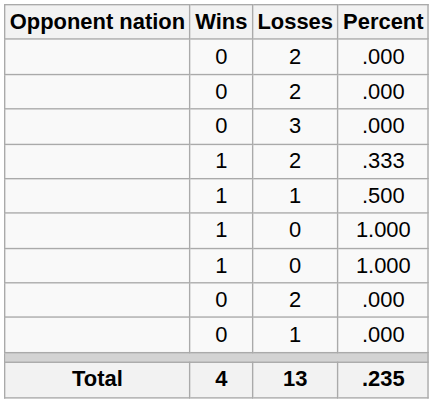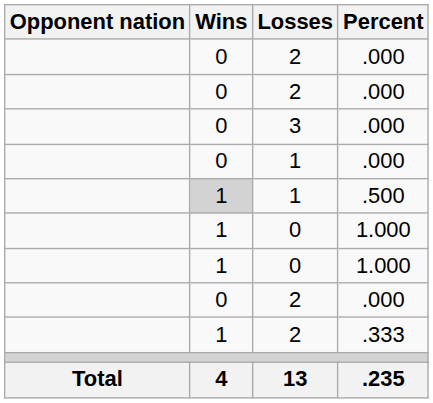rows swapped: (295, 334) <-> (295, 160)
(221, 195) no background -> (221, 195) lightgrey background
